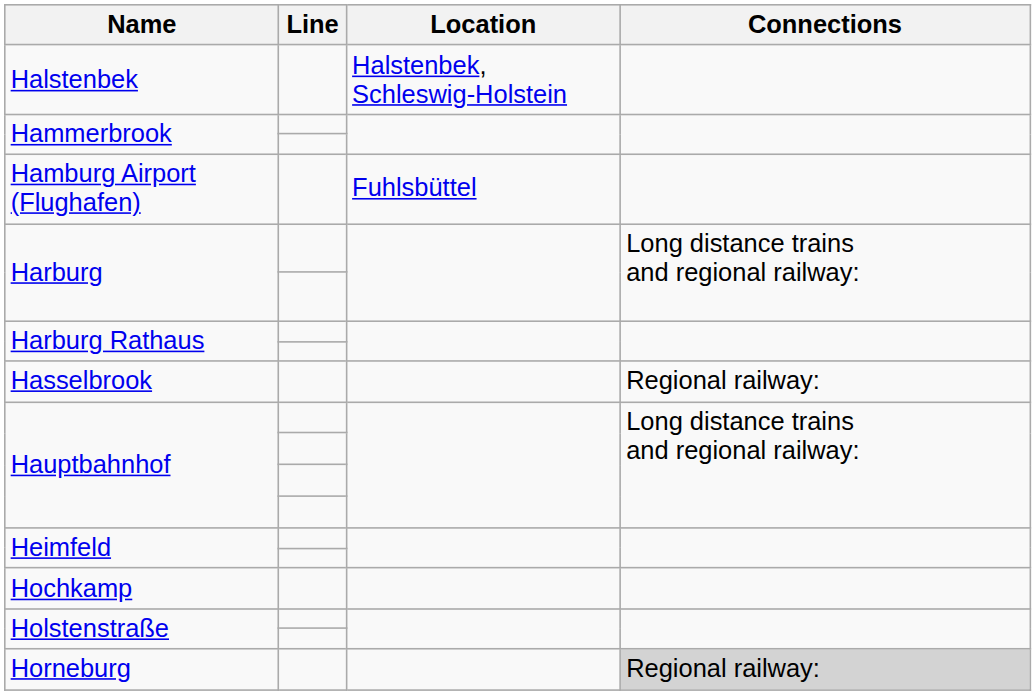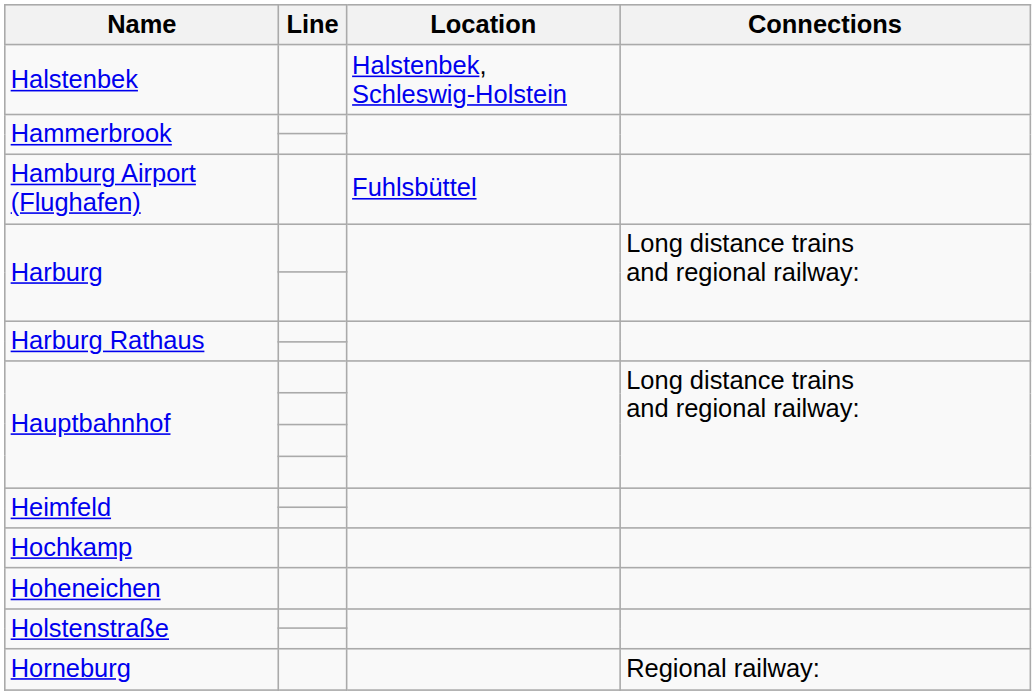- row: (81, 381)
+ row: (86, 588)
(723, 668) lightgrey background -> (723, 668) no background
